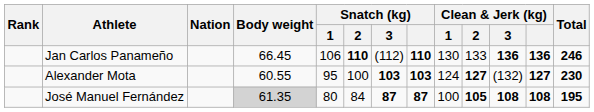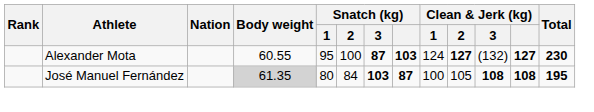- row: (109, 55)
(389, 76) 103 -> (378, 55) 87
(389, 96) 87 -> (378, 76) 103
(476, 96) bold -> (461, 76) normal
